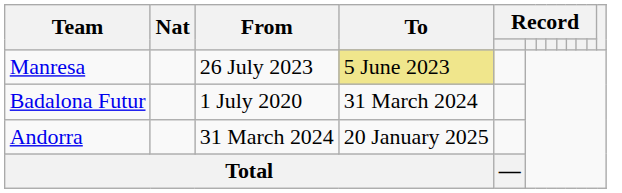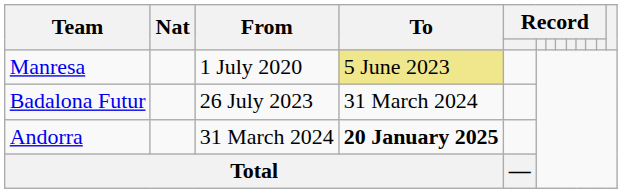(256, 66) 26 July 2023 -> (251, 66) 1 July 2020
(251, 101) 1 July 2020 -> (256, 101) 26 July 2023
(416, 136) normal -> (421, 136) bold
